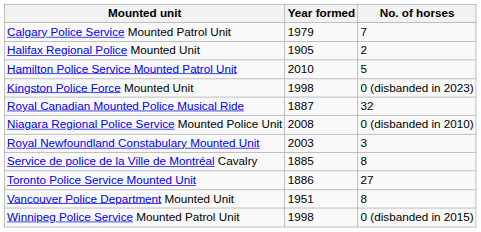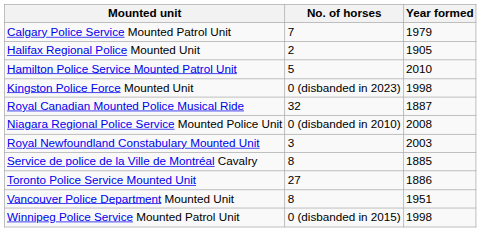columns swapped: (321, 13) <-> (417, 13)
